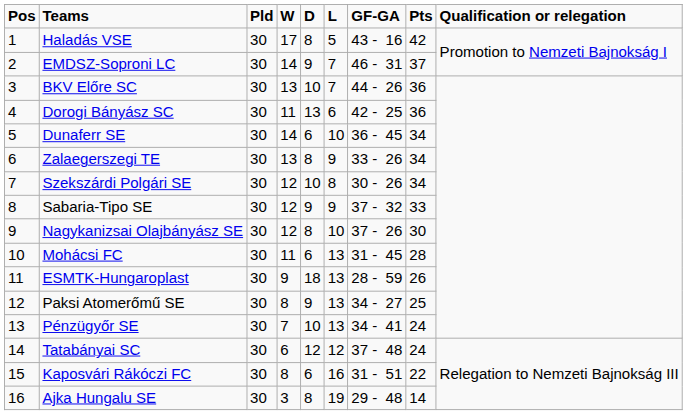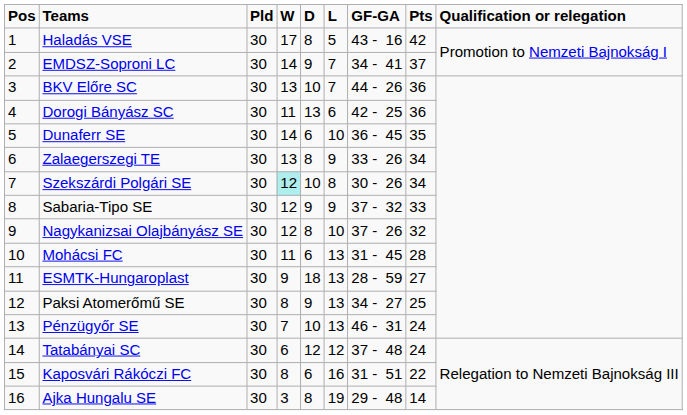(377, 64) 46 - 31 -> (377, 64) 34 - 41
(418, 135) 34 -> (418, 135) 35
(289, 183) no background -> (289, 183) paleturquoise background
(418, 231) 30 -> (418, 231) 32
(418, 278) 26 -> (418, 278) 27
(377, 326) 34 - 41 -> (377, 326) 46 - 31
